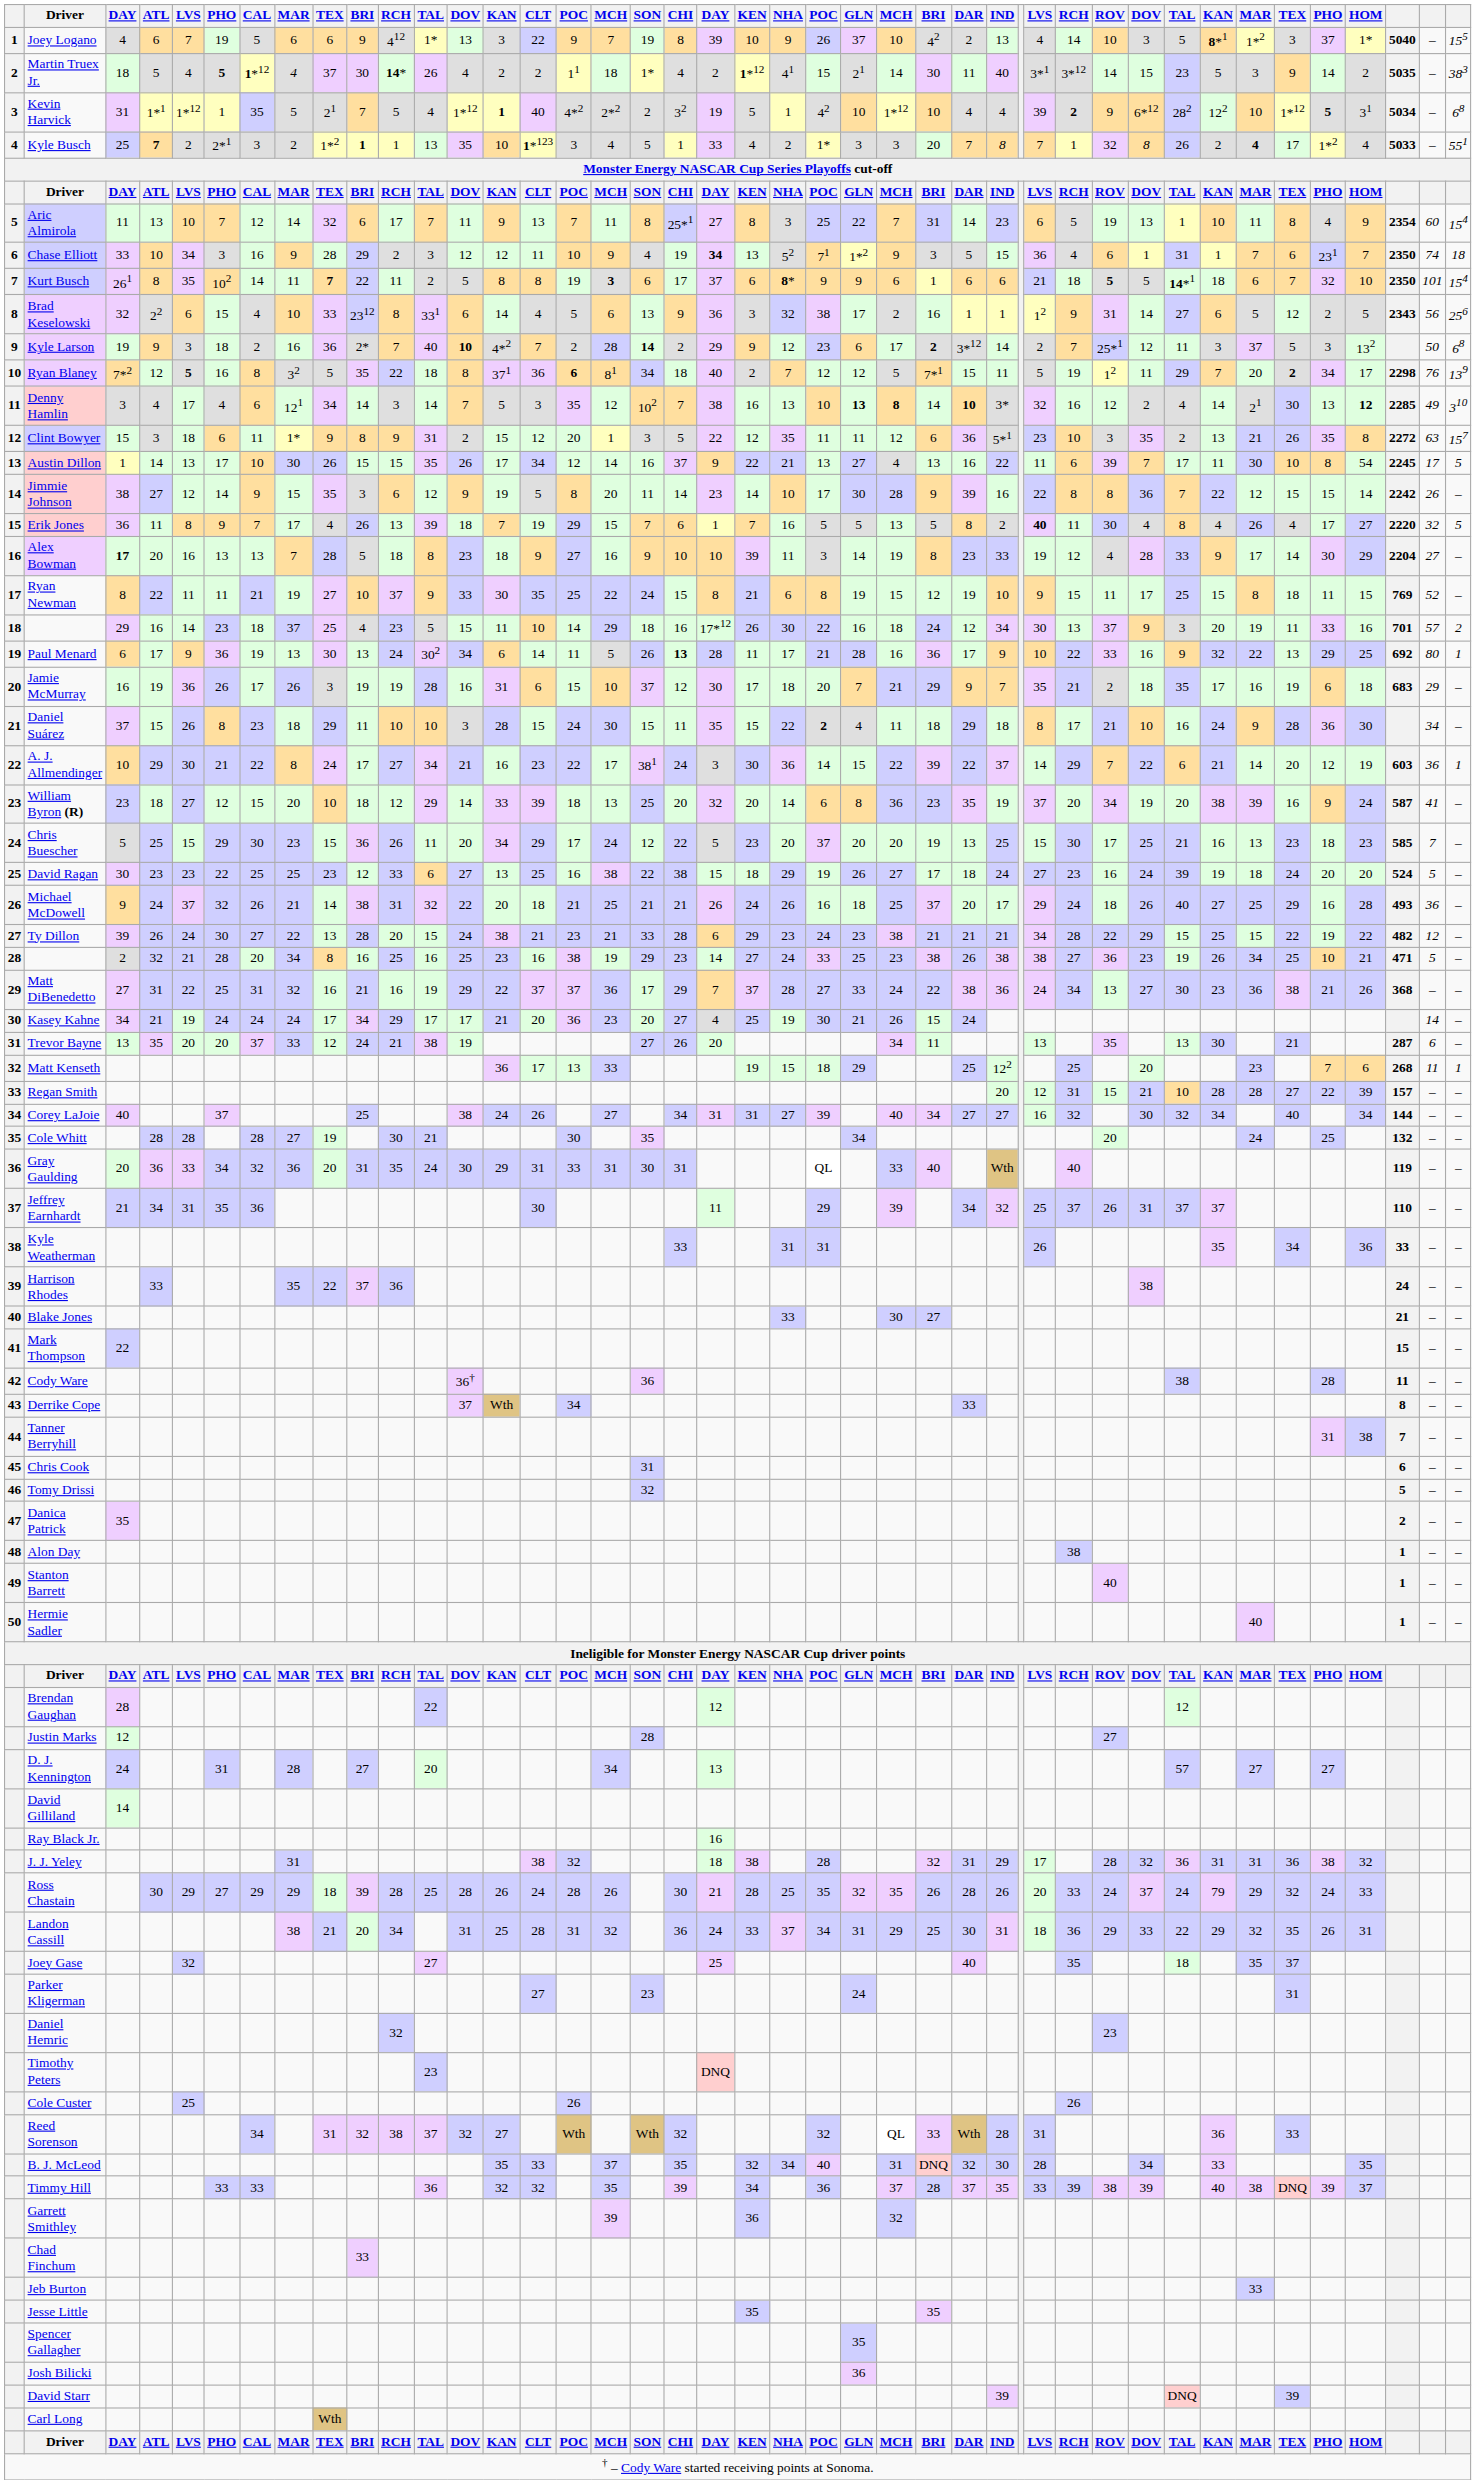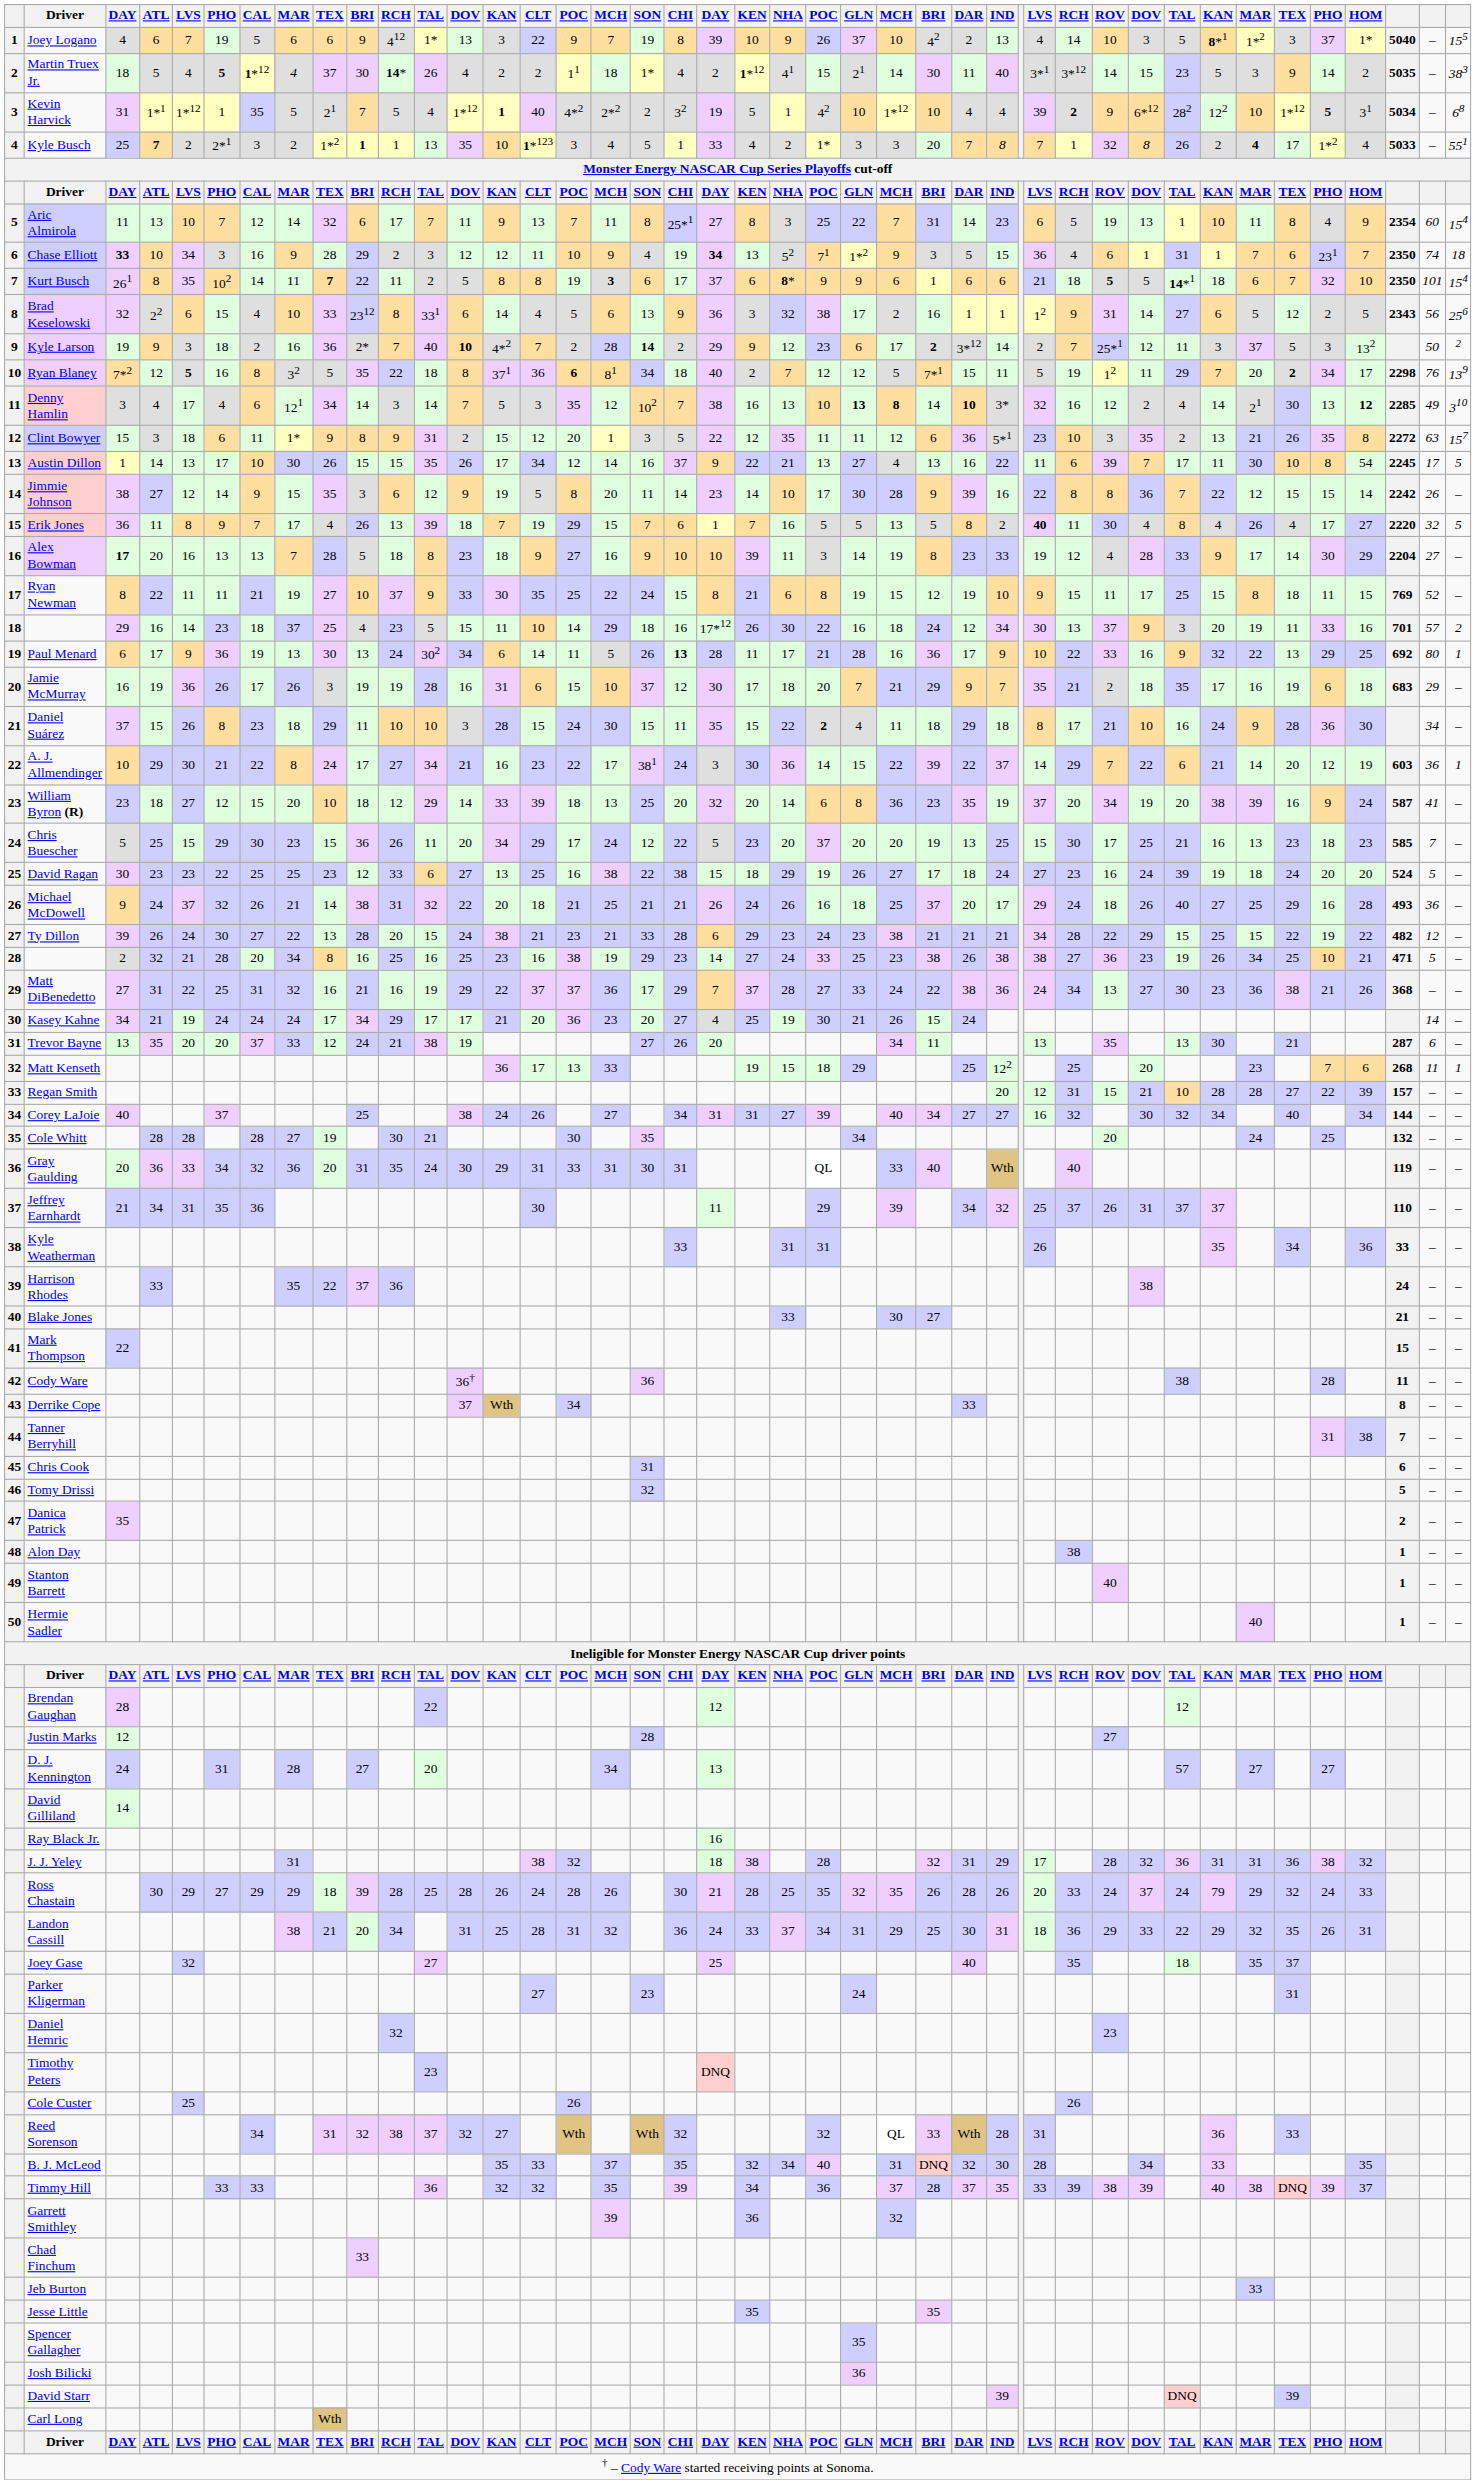(123, 255) normal -> (123, 255) bold
(1458, 347) 68 -> (1458, 347) 2
